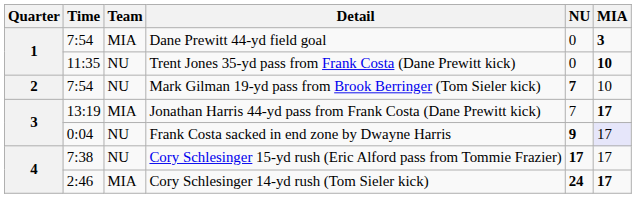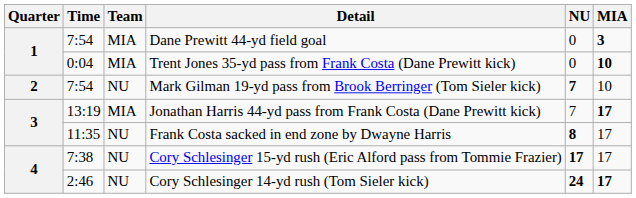(83, 63) 11:35 -> (80, 63) 0:04
(118, 63) NU -> (122, 63) MIA
(80, 134) 0:04 -> (83, 134) 11:35
(572, 134) 9 -> (572, 134) 8
(604, 134) lavender background -> (604, 134) no background
(122, 181) MIA -> (118, 181) NU
